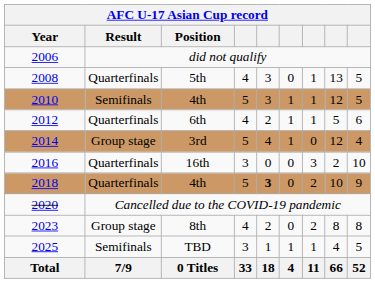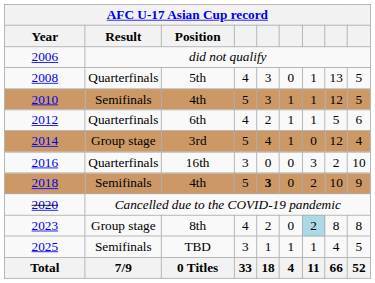(123, 183) Quarterfinals -> (123, 183) Semifinals
(313, 225) no background -> (313, 225) lightblue background
